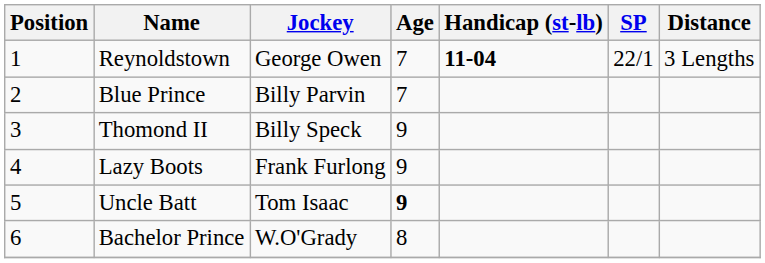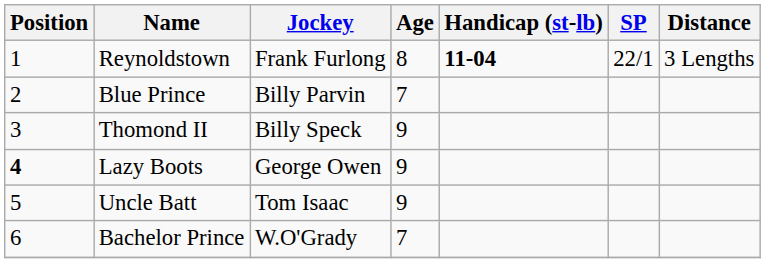(318, 58) George Owen -> (320, 58) Frank Furlong
(402, 58) 7 -> (402, 58) 8
(16, 166) normal -> (16, 166) bold
(320, 166) Frank Furlong -> (318, 166) George Owen
(402, 202) bold -> (402, 202) normal
(402, 238) 8 -> (402, 238) 7
